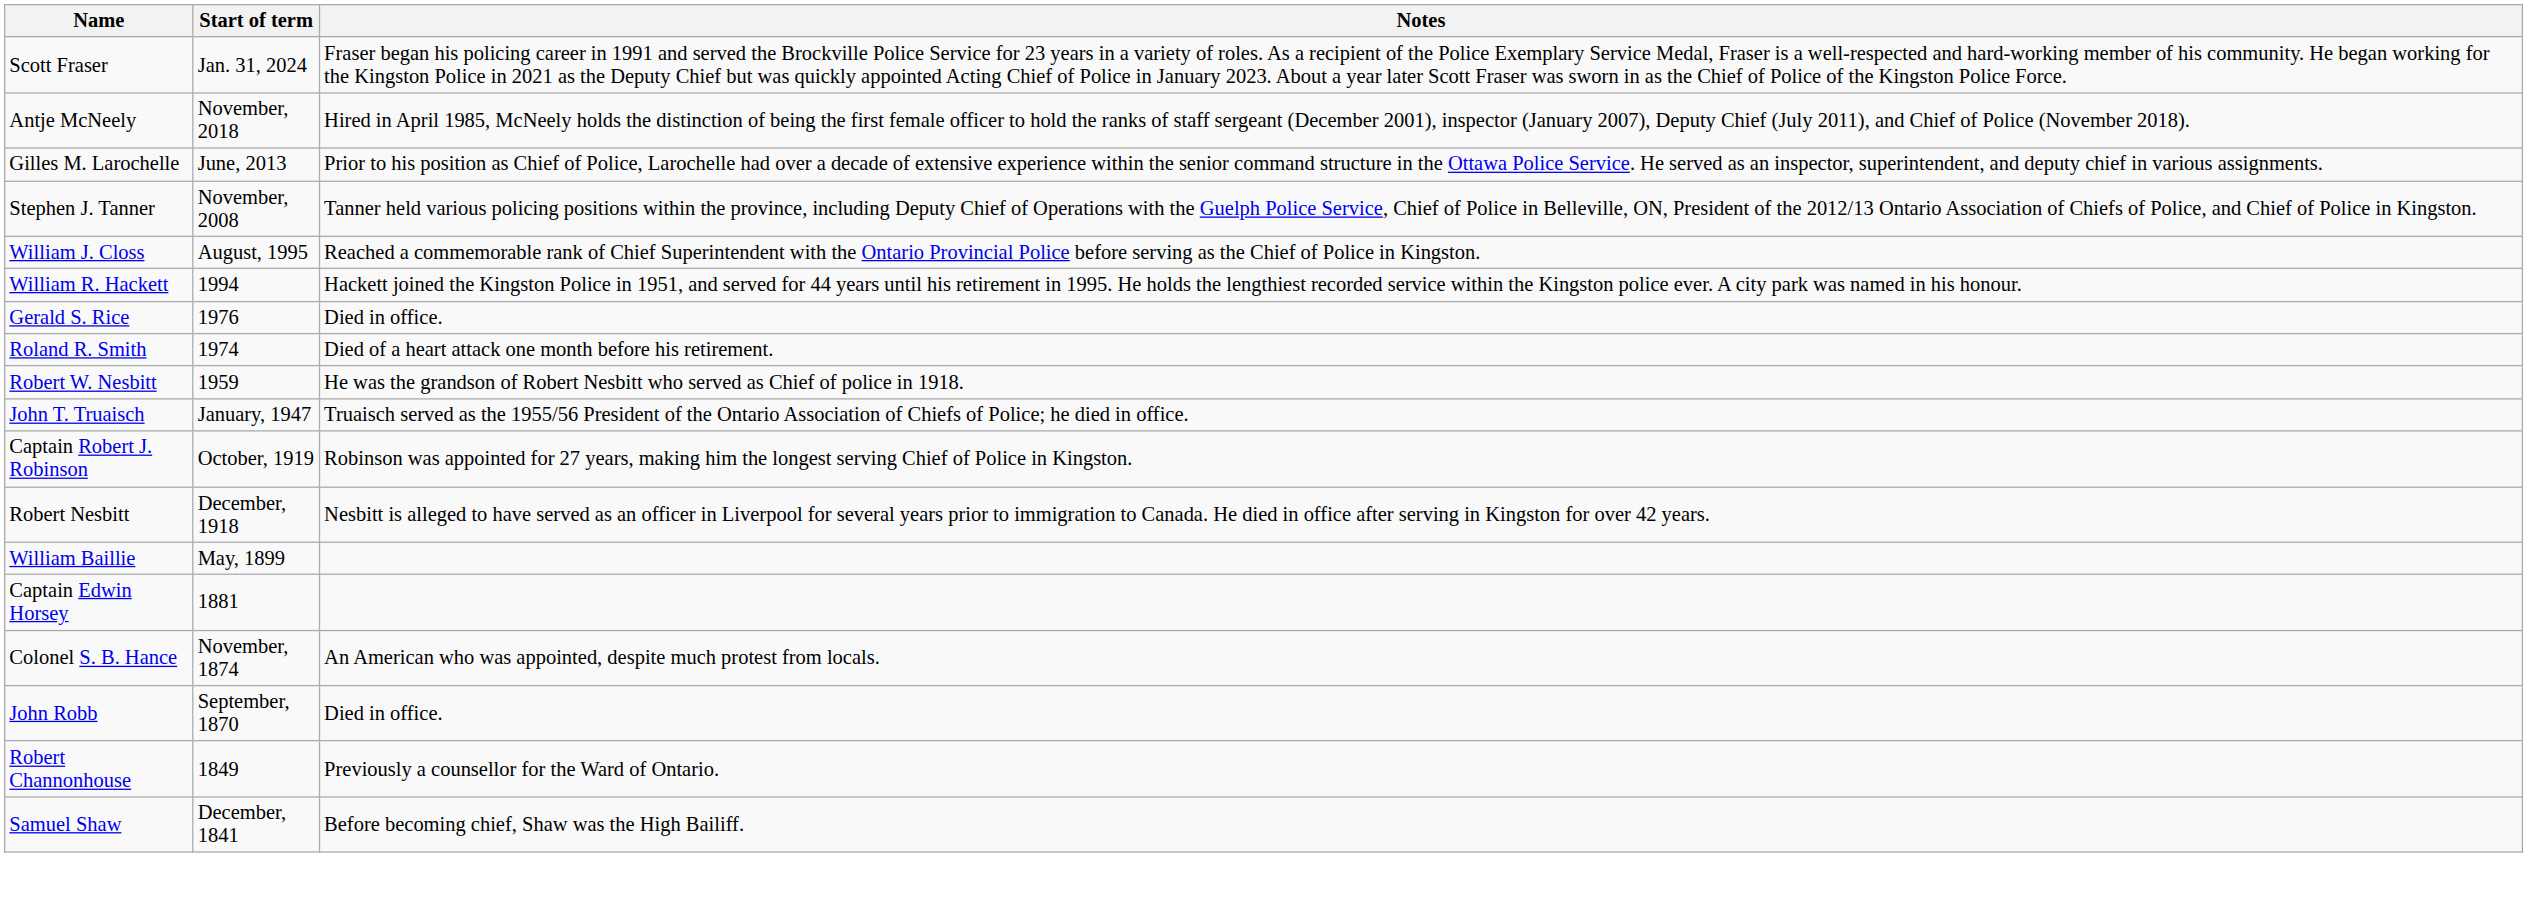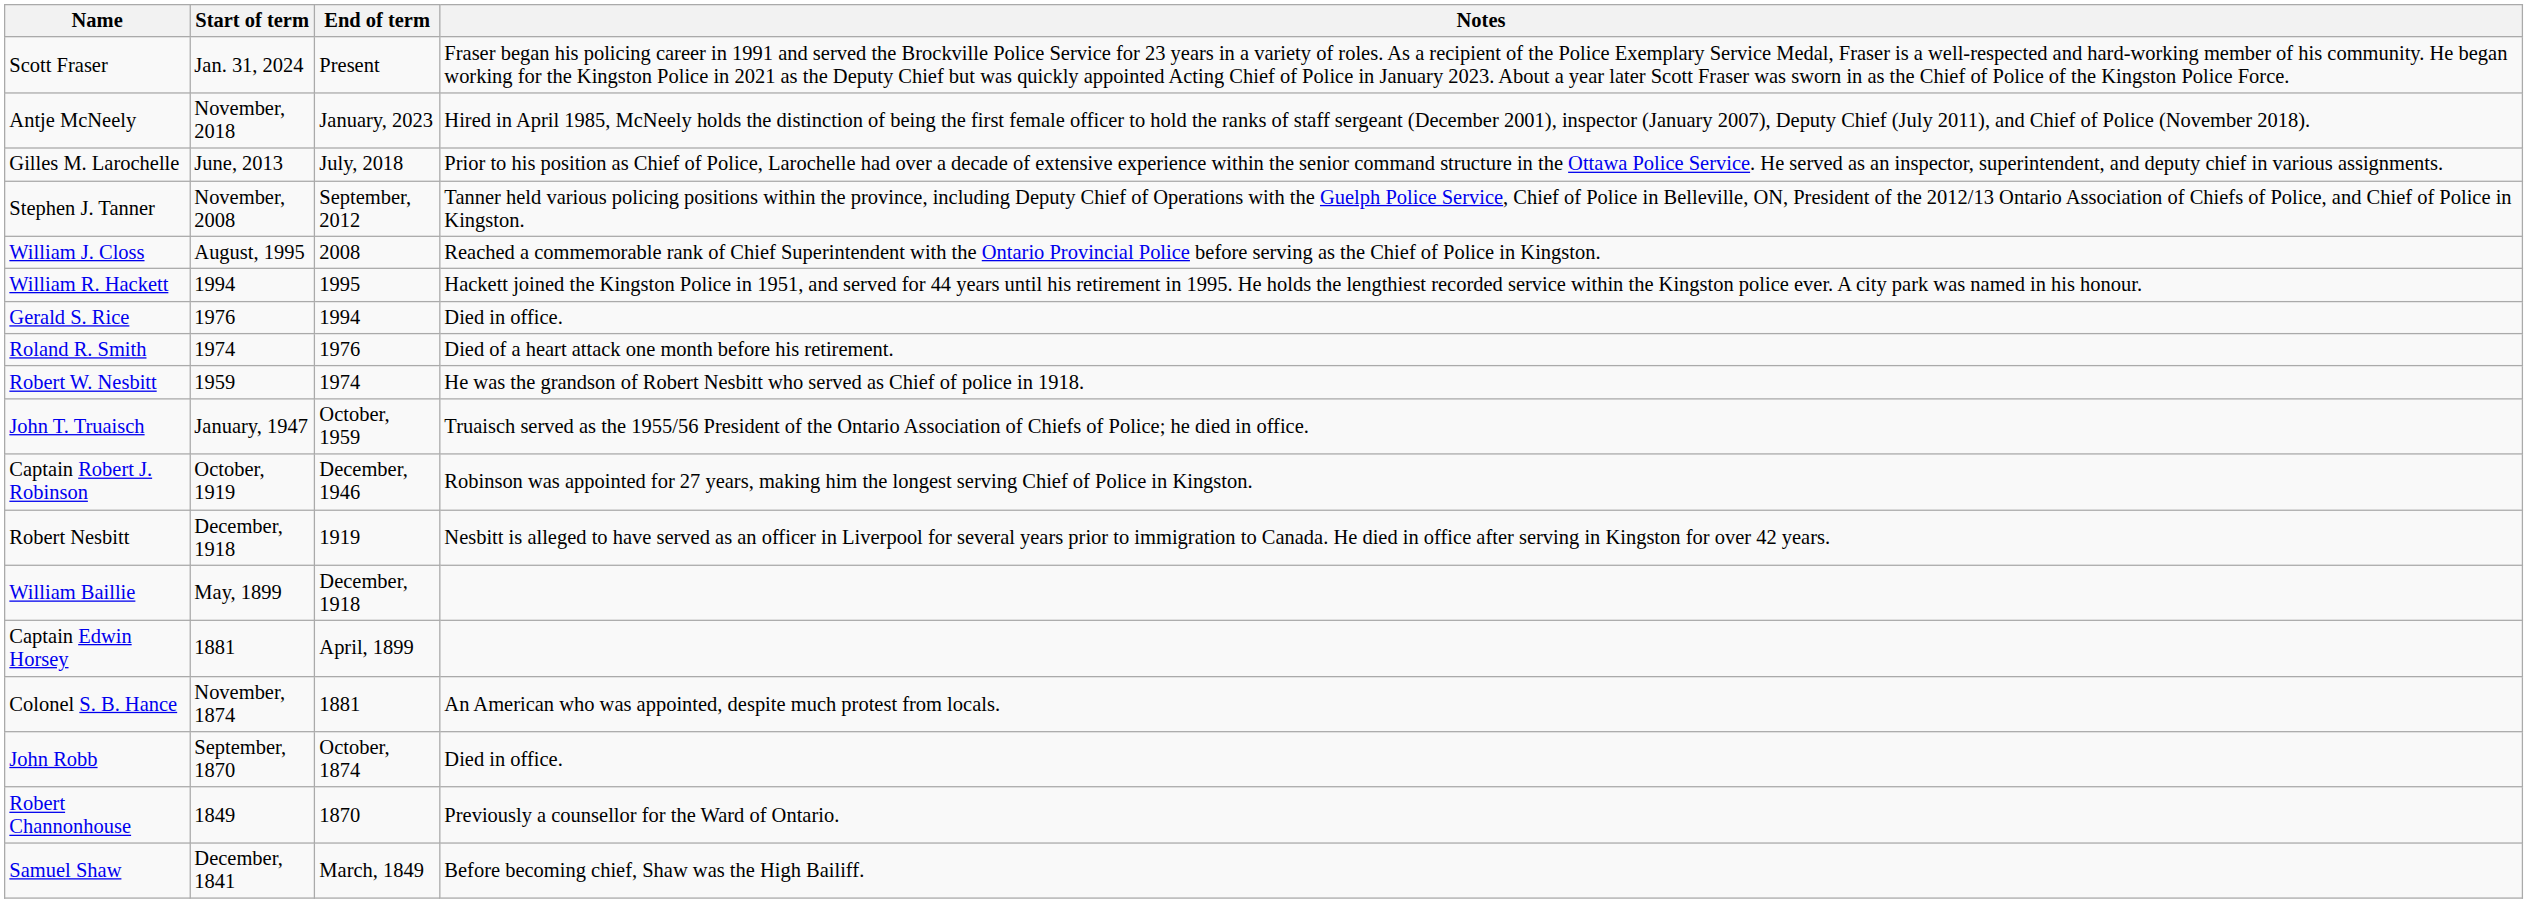+ column: (377, 20)
